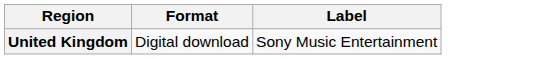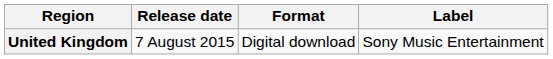+ column: (185, 16)
